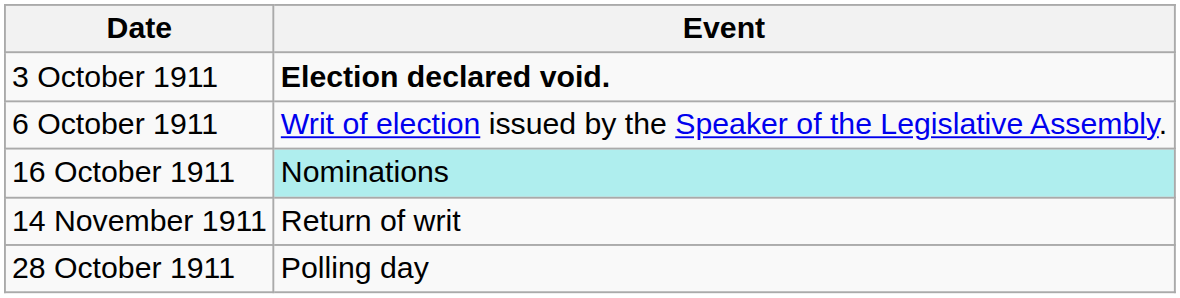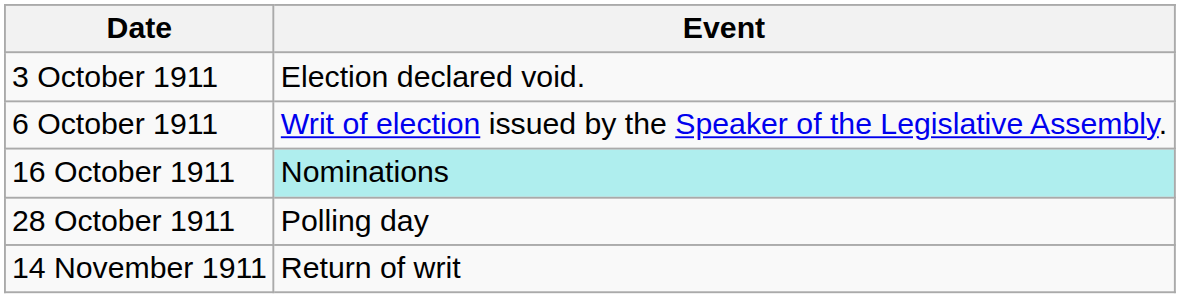(446, 76) bold -> (433, 76) normal
rows swapped: (123, 268) <-> (139, 220)
